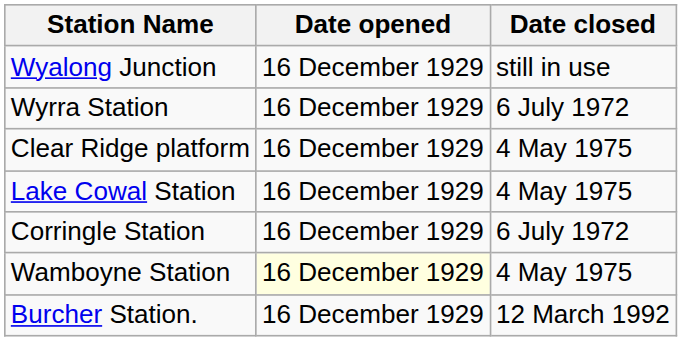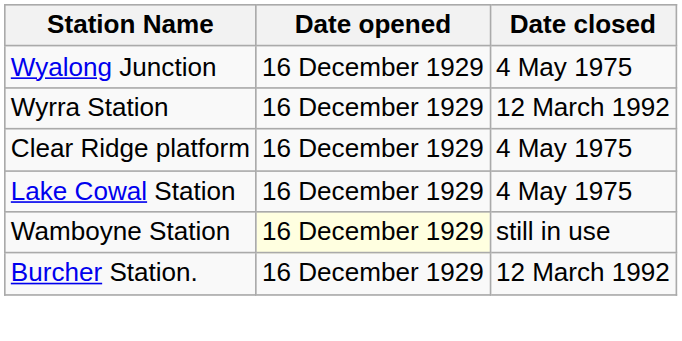(553, 66) still in use -> (564, 66) 4 May 1975
(563, 107) 6 July 1972 -> (583, 107) 12 March 1992
- row: (108, 231)
(564, 273) 4 May 1975 -> (553, 231) still in use
